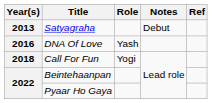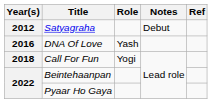(23, 28) 2013 -> (23, 28) 2012
